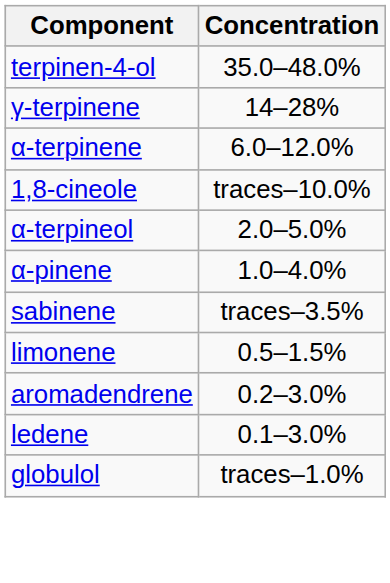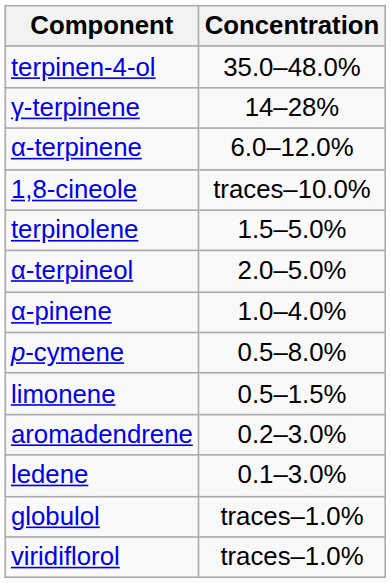+ row: (75, 230)
+ row: (67, 352)
- row: (63, 311)
+ row: (65, 556)
